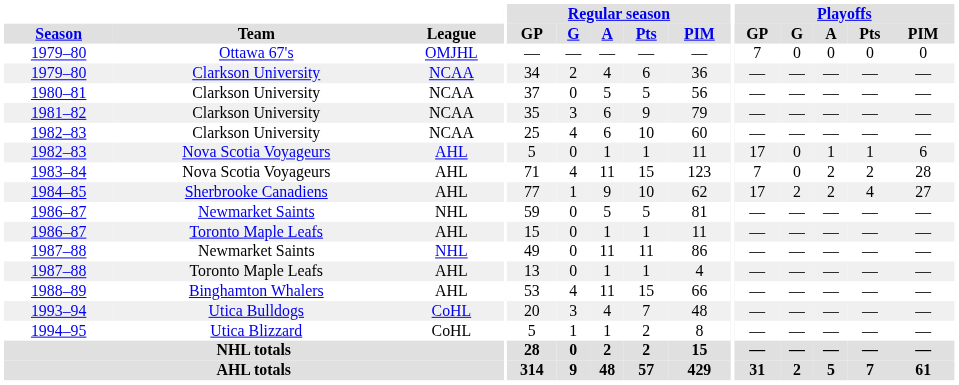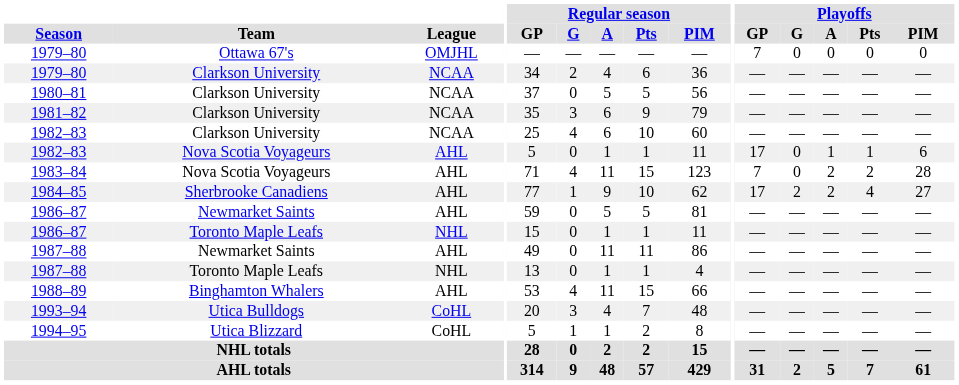(451, 211) NHL -> (451, 211) AHL
(451, 231) AHL -> (451, 231) NHL
(451, 251) NHL -> (451, 251) AHL
(451, 271) AHL -> (451, 271) NHL
